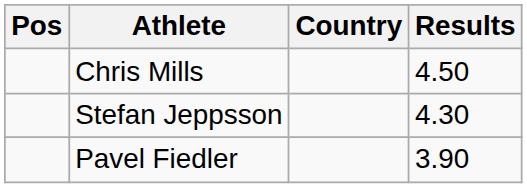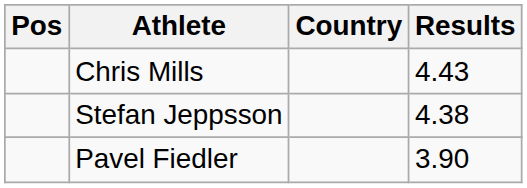(442, 70) 4.50 -> (442, 70) 4.43
(442, 114) 4.30 -> (442, 114) 4.38
